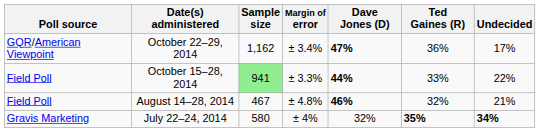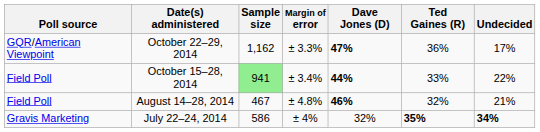(305, 48) ± 3.4% -> (305, 48) ± 3.3%
(305, 78) ± 3.3% -> (305, 78) ± 3.4%
(261, 118) 580 -> (261, 118) 586
